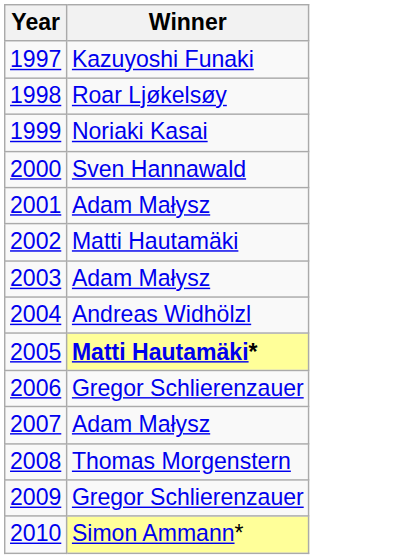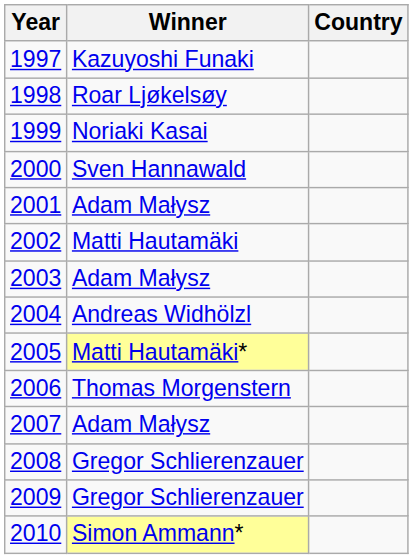+ column: (358, 22)
(165, 351) bold -> (160, 351) normal
(188, 388) Gregor Schlierenzauer -> (181, 388) Thomas Morgenstern
(181, 461) Thomas Morgenstern -> (188, 461) Gregor Schlierenzauer
